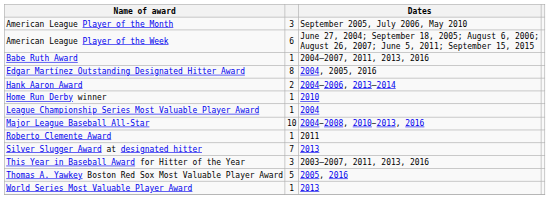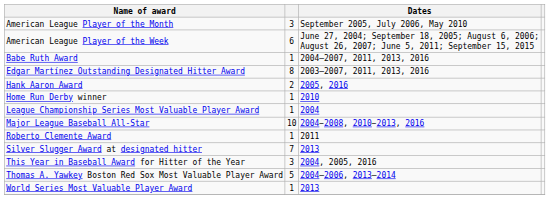(338, 72) 2004, 2005, 2016 -> (365, 72) 2003–2007, 2011, 2013, 2016
(348, 85) 2004–2006, 2013–2014 -> (324, 85) 2005, 2016
(365, 162) 2003–2007, 2011, 2013, 2016 -> (338, 162) 2004, 2005, 2016
(324, 175) 2005, 2016 -> (348, 175) 2004–2006, 2013–2014
